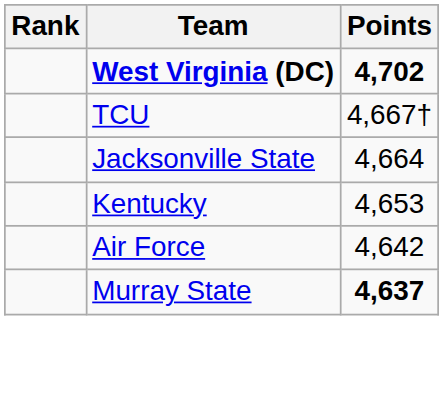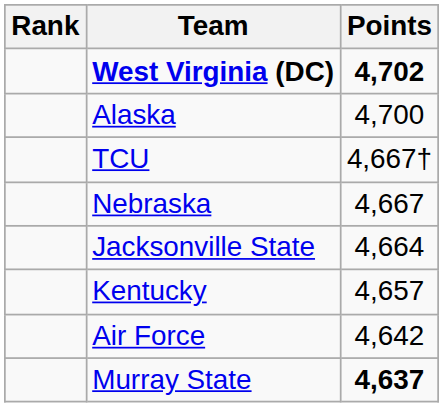+ row: (134, 114)
+ row: (152, 203)
(389, 203) 4,653 -> (389, 291) 4,657
